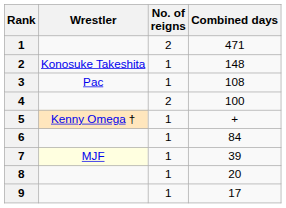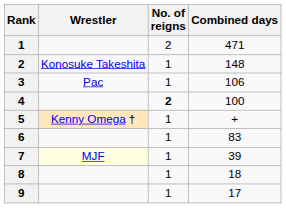(235, 82) 108 -> (235, 82) 106
(168, 100) normal -> (168, 100) bold
(235, 138) 84 -> (235, 138) 83
(235, 175) 20 -> (235, 175) 18
